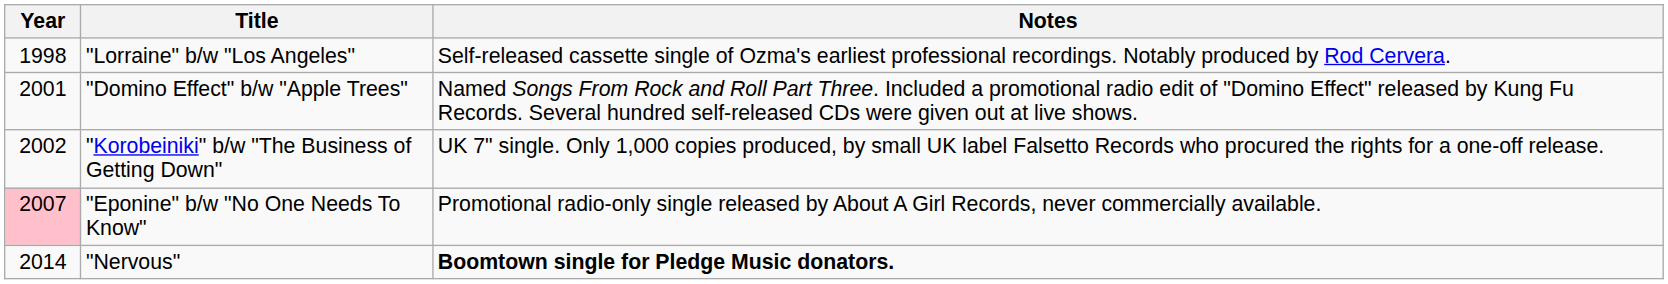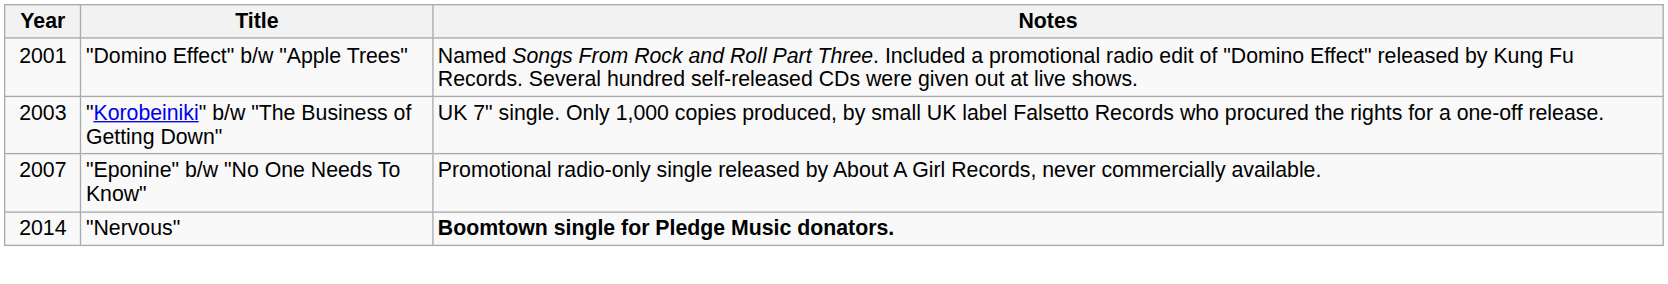- row: (220, 55)
(43, 146) 2002 -> (43, 112) 2003
(43, 204) pink background -> (43, 170) no background
